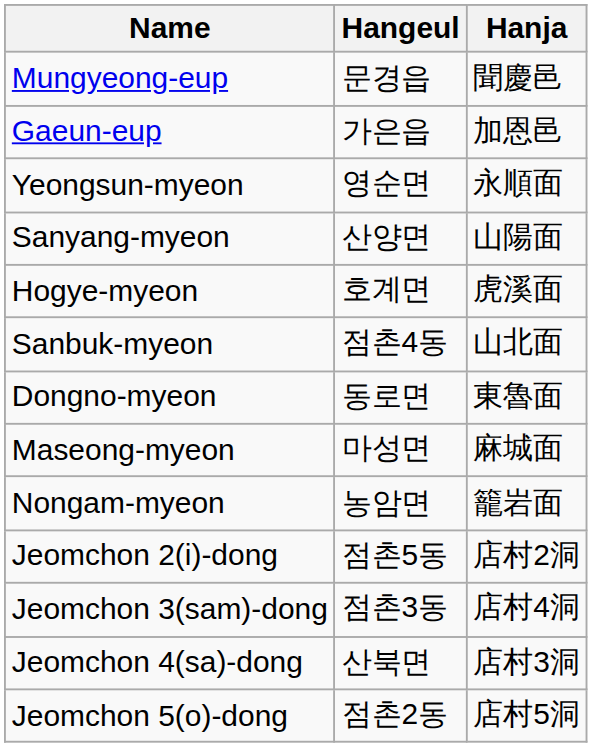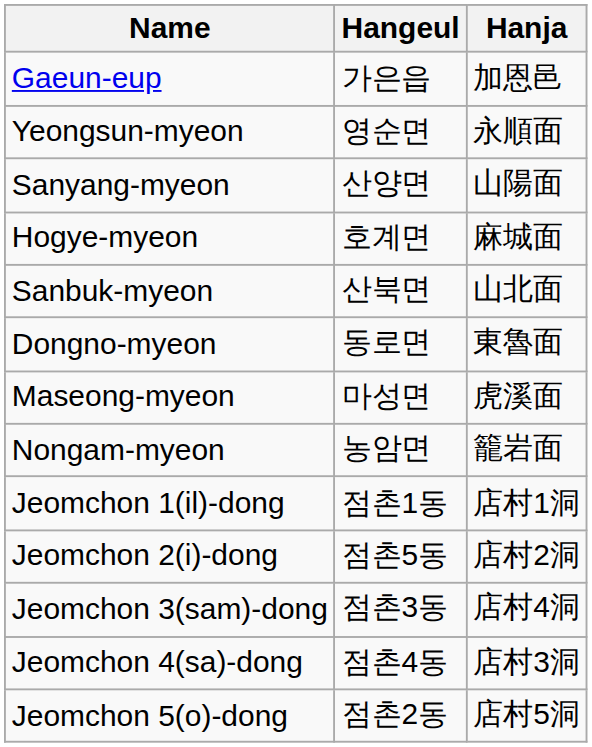- row: (120, 78)
(518, 289) 虎溪面 -> (518, 236) 麻城面
(395, 342) 점촌4동 -> (386, 289) 산북면
(518, 448) 麻城面 -> (518, 395) 虎溪面
+ row: (148, 502)
(386, 661) 산북면 -> (395, 661) 점촌4동
